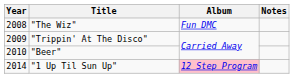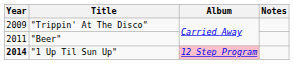- row: (54, 25)
(17, 53) 2010 -> (17, 39) 2011
(17, 66) normal -> (17, 53) bold
